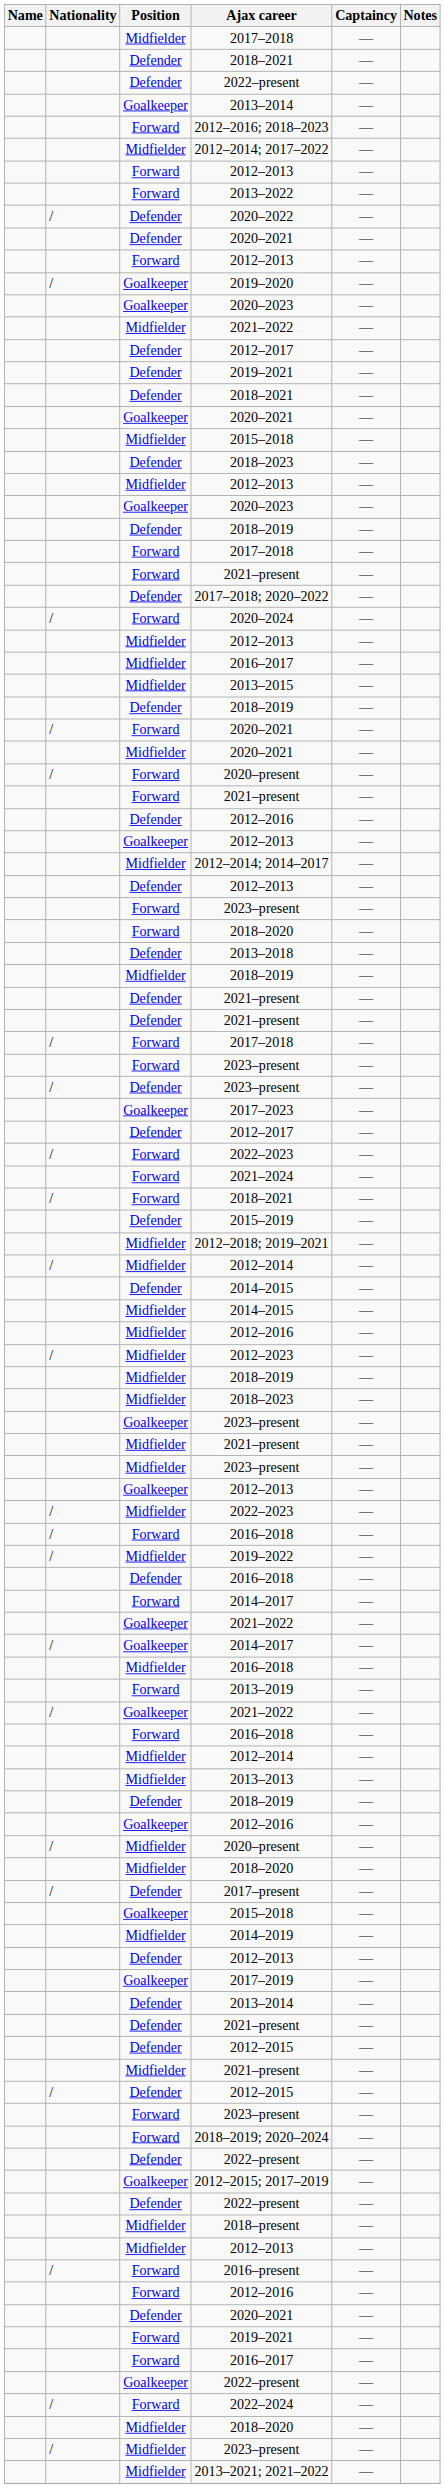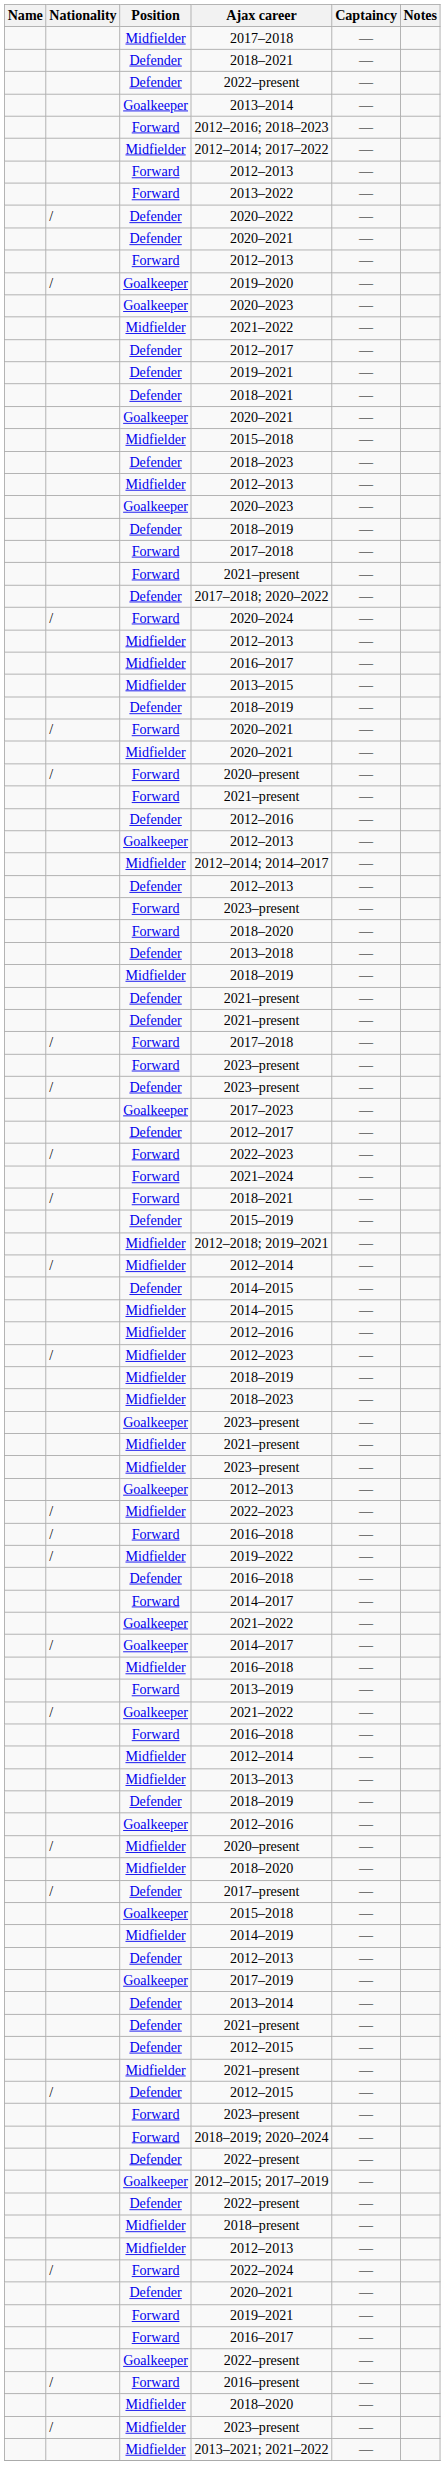rows swapped: (156, 2270) <-> (156, 2404)
- row: (156, 2293)
